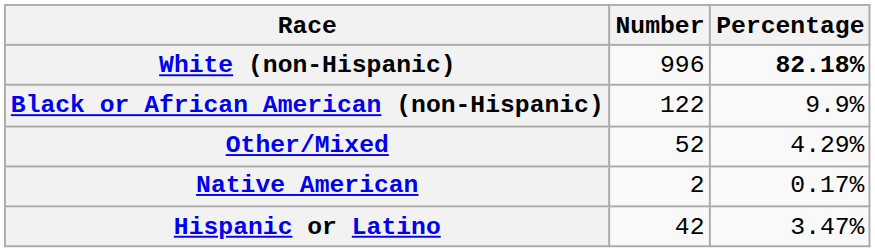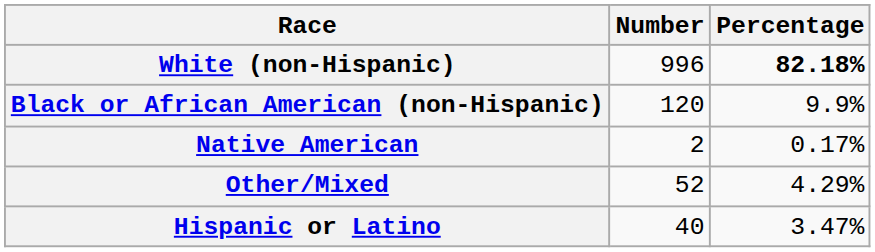(682, 106) 122 -> (682, 106) 120
rows swapped: (307, 186) <-> (307, 146)
(690, 226) 42 -> (690, 226) 40
